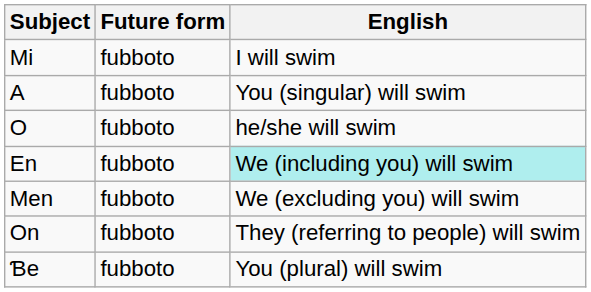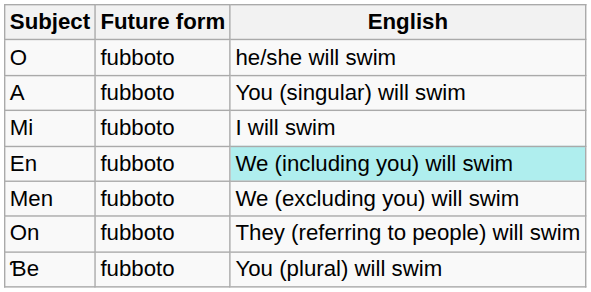rows swapped: (22, 57) <-> (18, 127)
